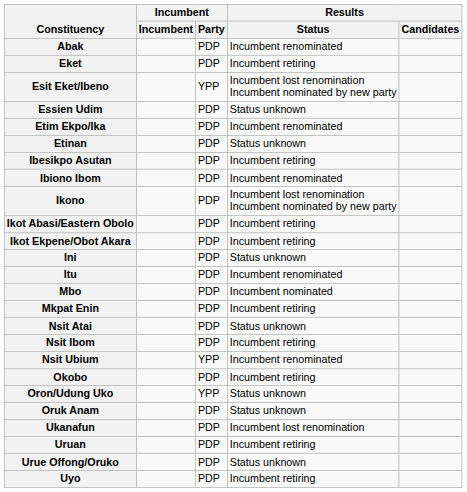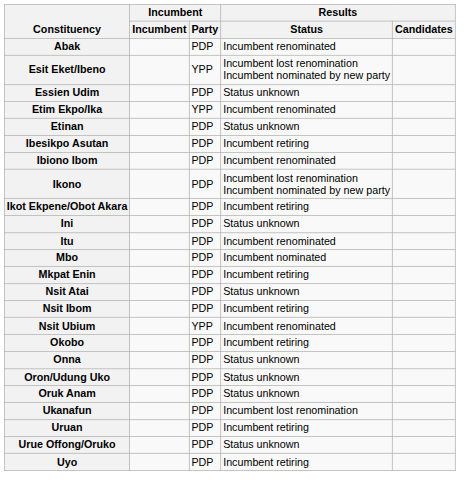- row: (70, 64)
(209, 127) PDP -> (202, 110) YPP
- row: (70, 224)
+ row: (67, 360)
(209, 394) YPP -> (202, 377) PDP
